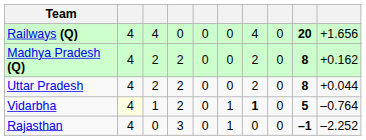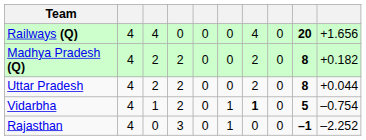(339, 60) +0.162 -> (339, 60) +0.182
(130, 106) lightyellow background -> (130, 106) no background
(339, 106) –0.764 -> (339, 106) –0.754
